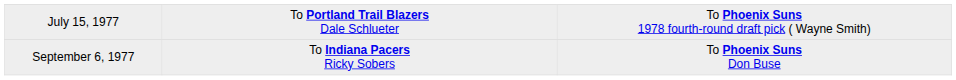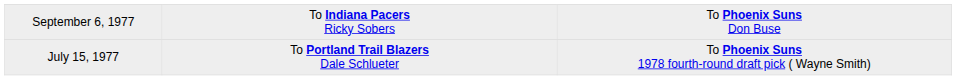rows swapped: (83, 22) <-> (83, 57)
